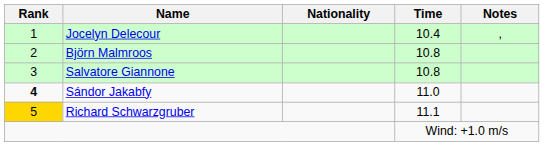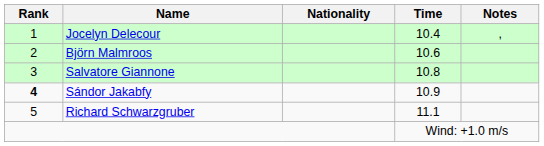(428, 53) 10.8 -> (428, 53) 10.6
(428, 92) 11.0 -> (428, 92) 10.9
(34, 111) gold background -> (34, 111) no background
